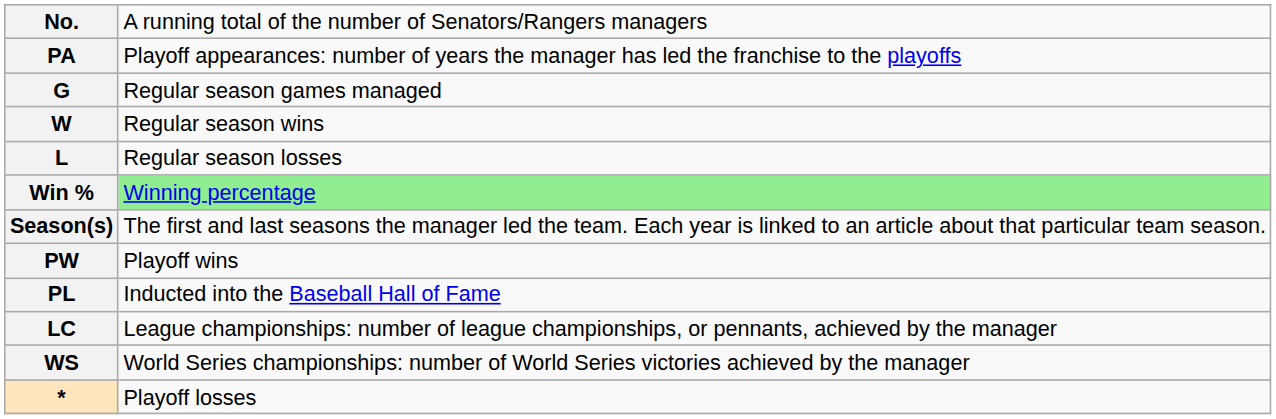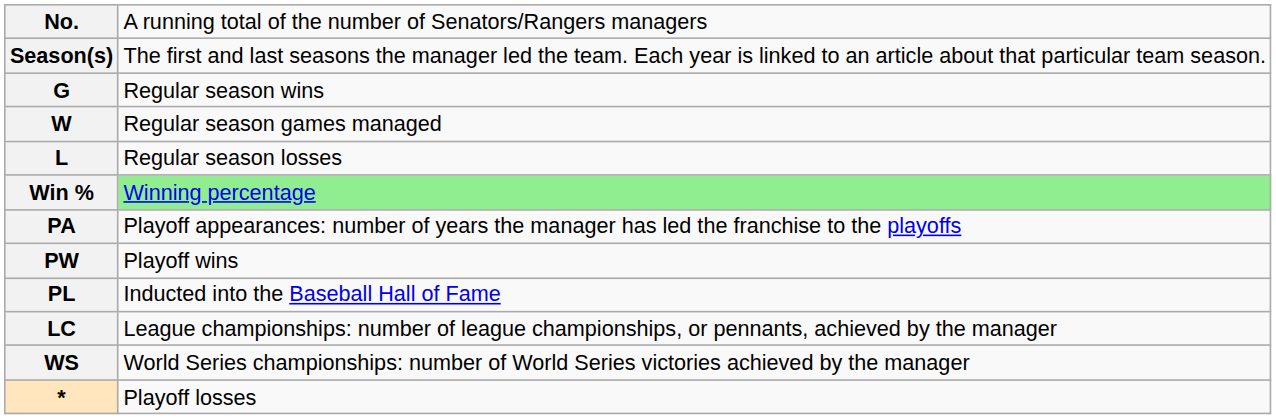rows swapped: (62, 226) <-> (62, 56)
(283, 90) Regular season games managed -> (224, 90) Regular season wins
(224, 124) Regular season wins -> (283, 124) Regular season games managed
